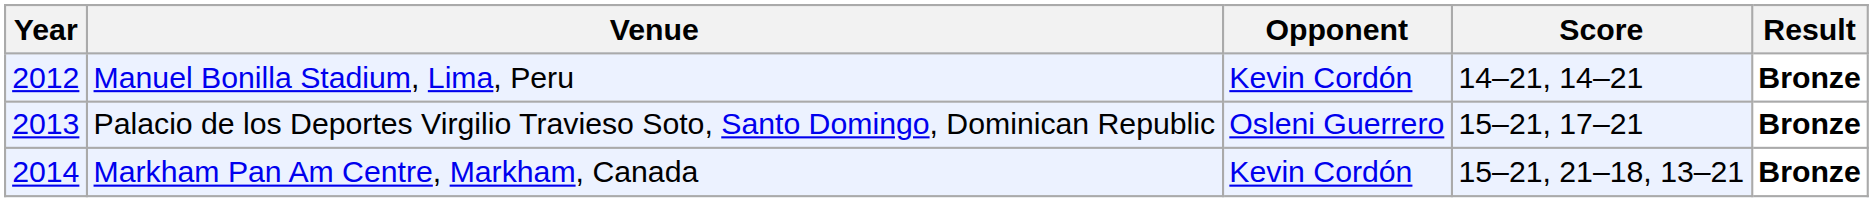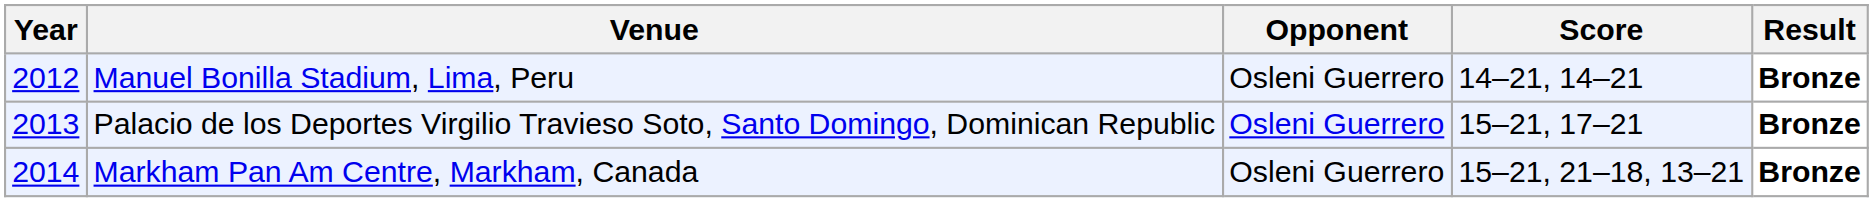(1321, 77) Kevin Cordón -> (1337, 77) Osleni Guerrero
(1321, 173) Kevin Cordón -> (1337, 173) Osleni Guerrero
